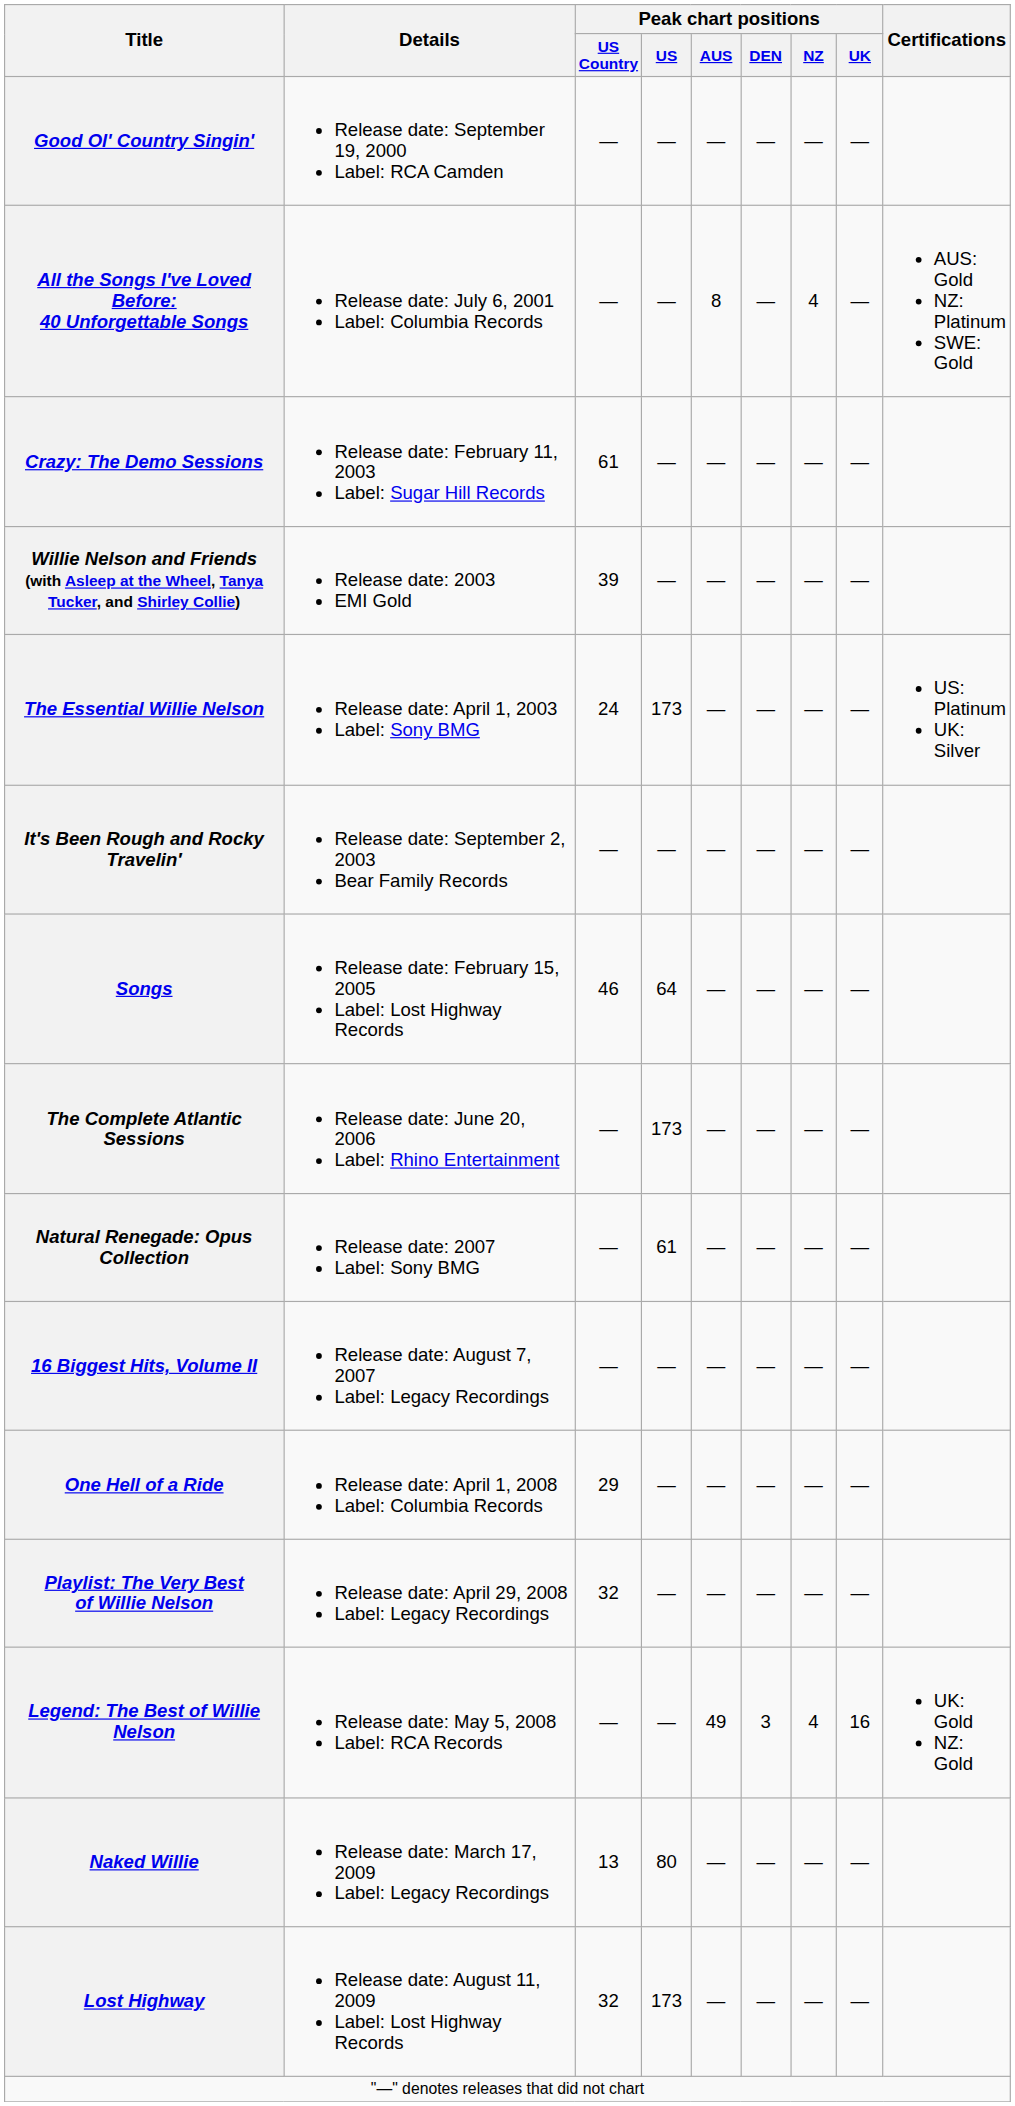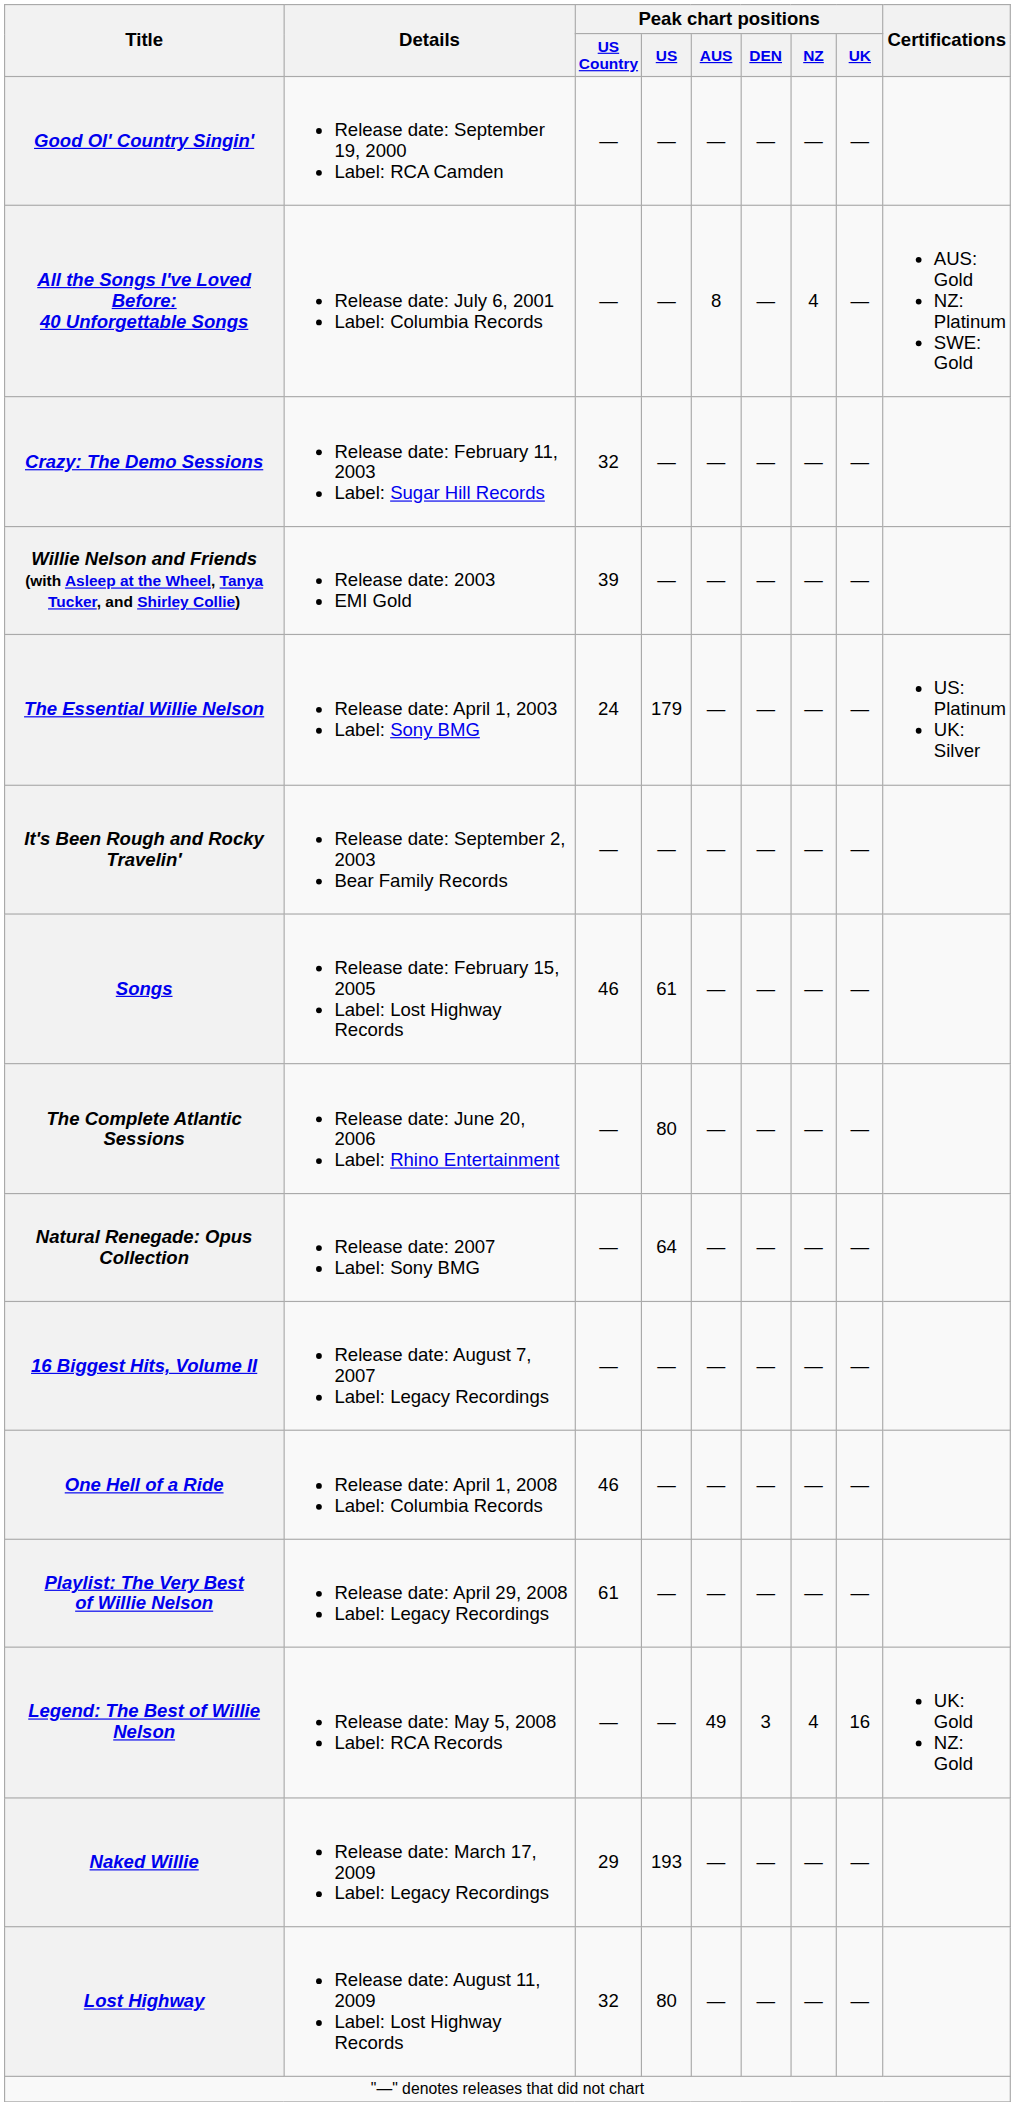(608, 461) 61 -> (608, 461) 32
(666, 709) 173 -> (666, 709) 179
(666, 988) 64 -> (666, 988) 61
(666, 1128) 173 -> (666, 1128) 80
(666, 1247) 61 -> (666, 1247) 64
(608, 1484) 29 -> (608, 1484) 46
(608, 1593) 32 -> (608, 1593) 61
(608, 1861) 13 -> (608, 1861) 29
(666, 1861) 80 -> (666, 1861) 193
(666, 2001) 173 -> (666, 2001) 80
